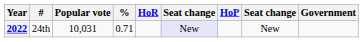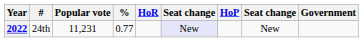(83, 28) 10,031 -> (83, 28) 11,231
(124, 28) 0.71 -> (124, 28) 0.77
